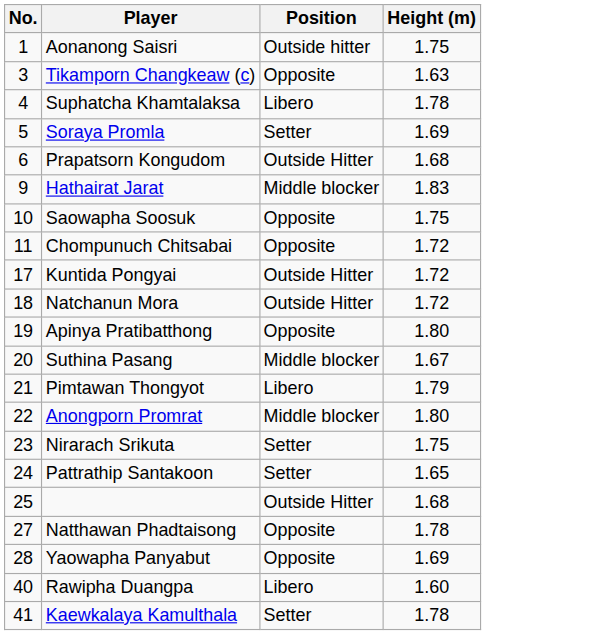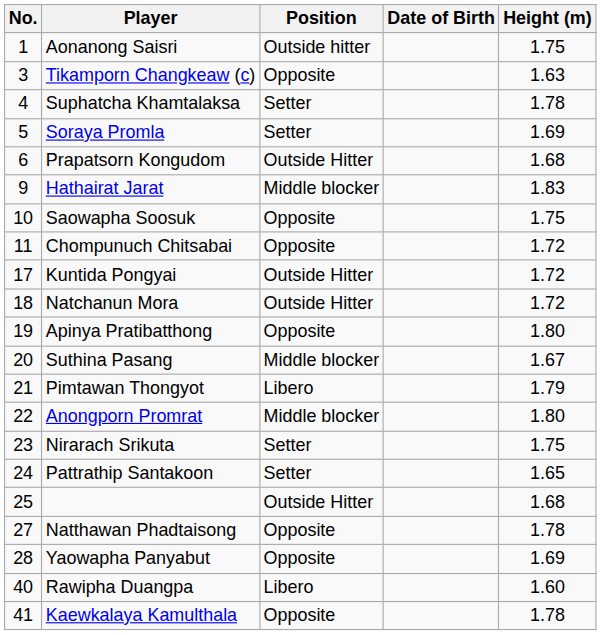+ column: (441, 18)
(288, 103) Libero -> (287, 103) Setter
(287, 615) Setter -> (299, 615) Opposite
